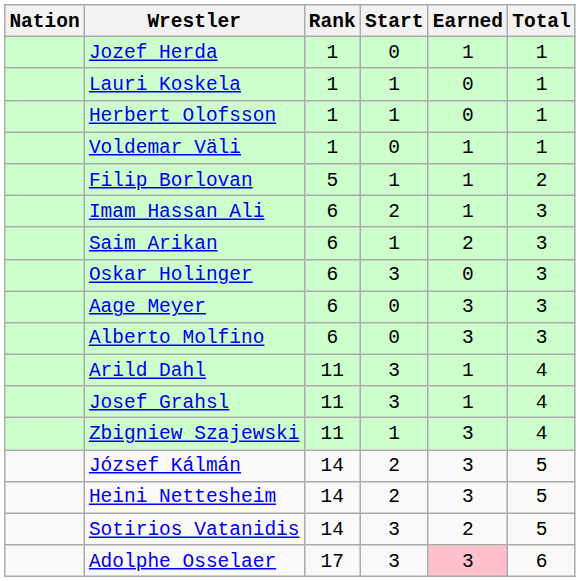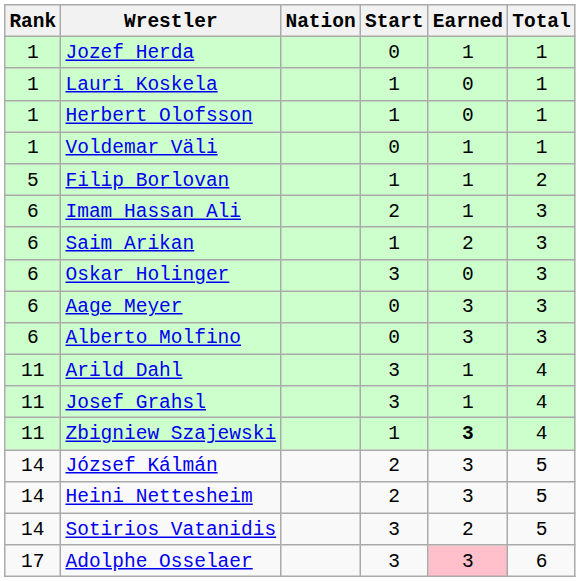columns swapped: (332, 21) <-> (44, 21)
(468, 434) normal -> (468, 434) bold
